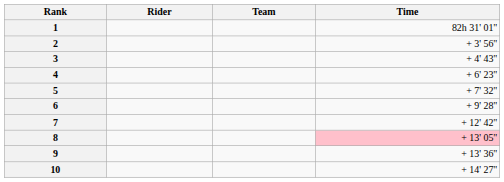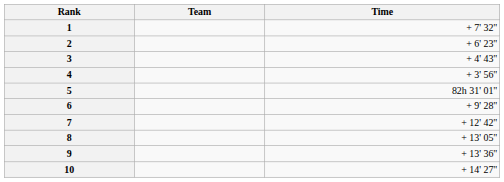- column: (159, 12)
(475, 28) 82h 31' 01" -> (482, 28) + 7' 32"
(482, 43) + 3' 56" -> (482, 43) + 6' 23"
(482, 75) + 6' 23" -> (482, 75) + 3' 56"
(482, 91) + 7' 32" -> (475, 91) 82h 31' 01"
(479, 138) pink background -> (479, 138) no background
